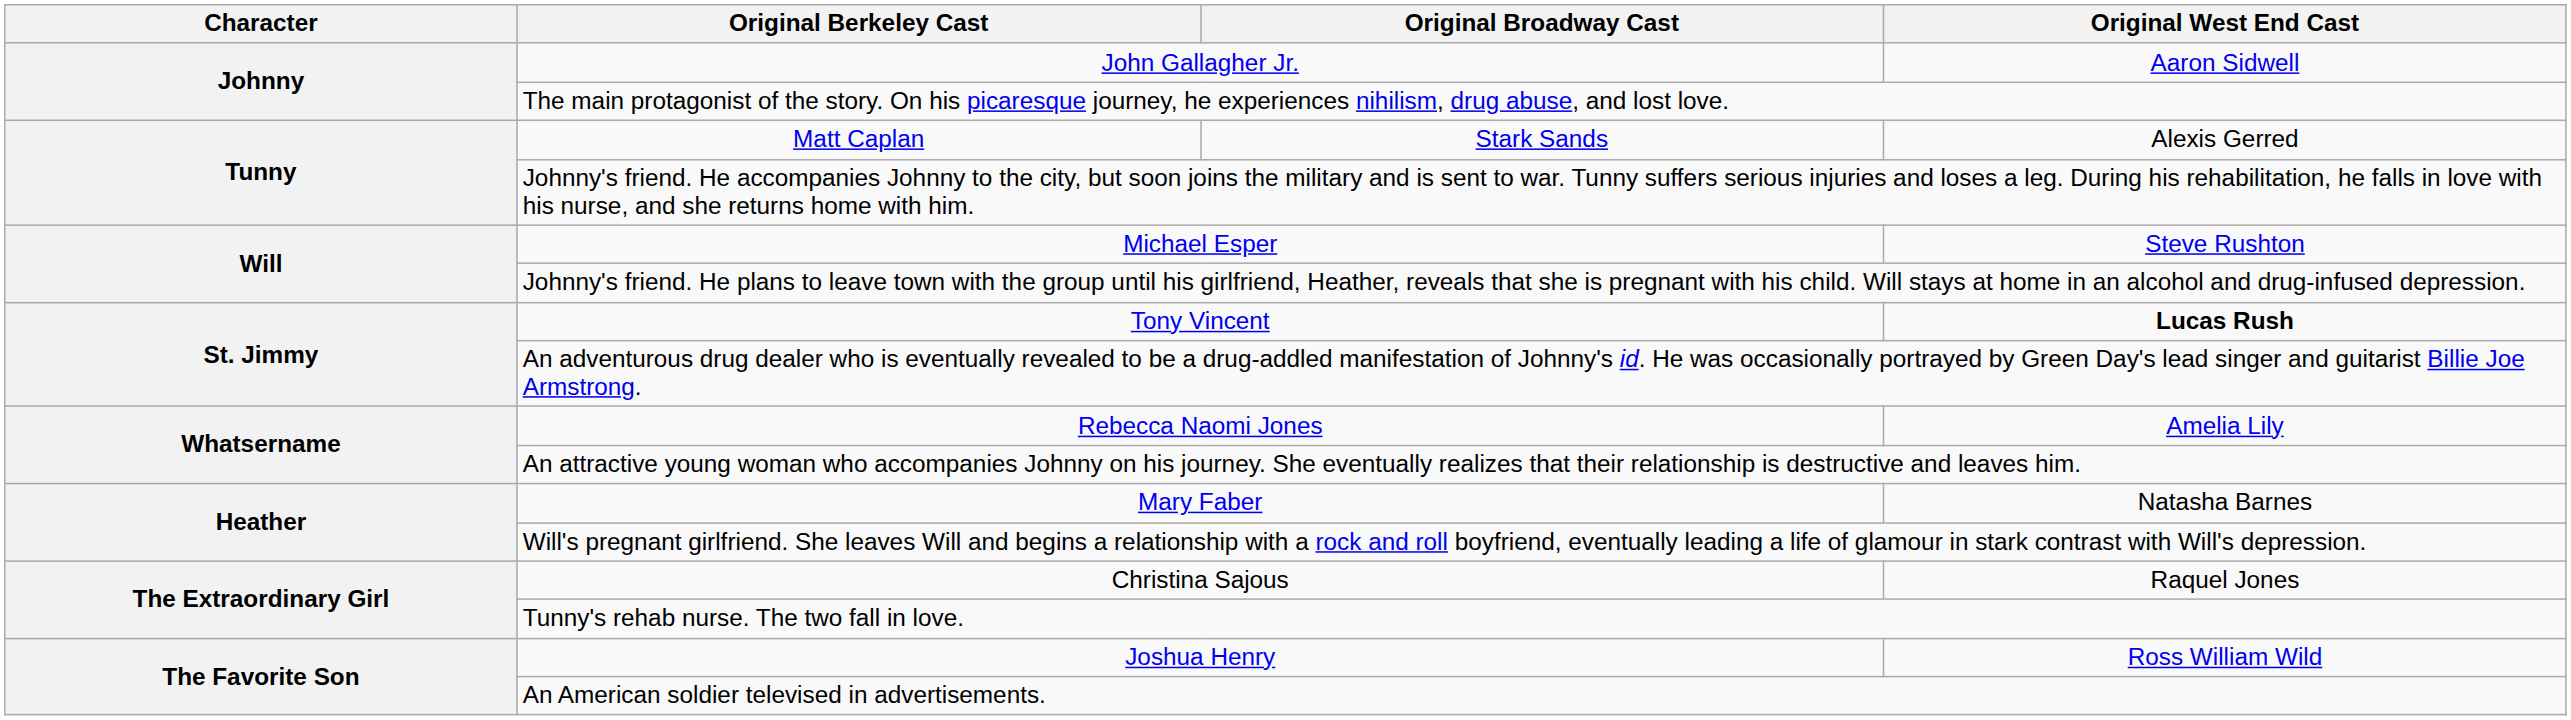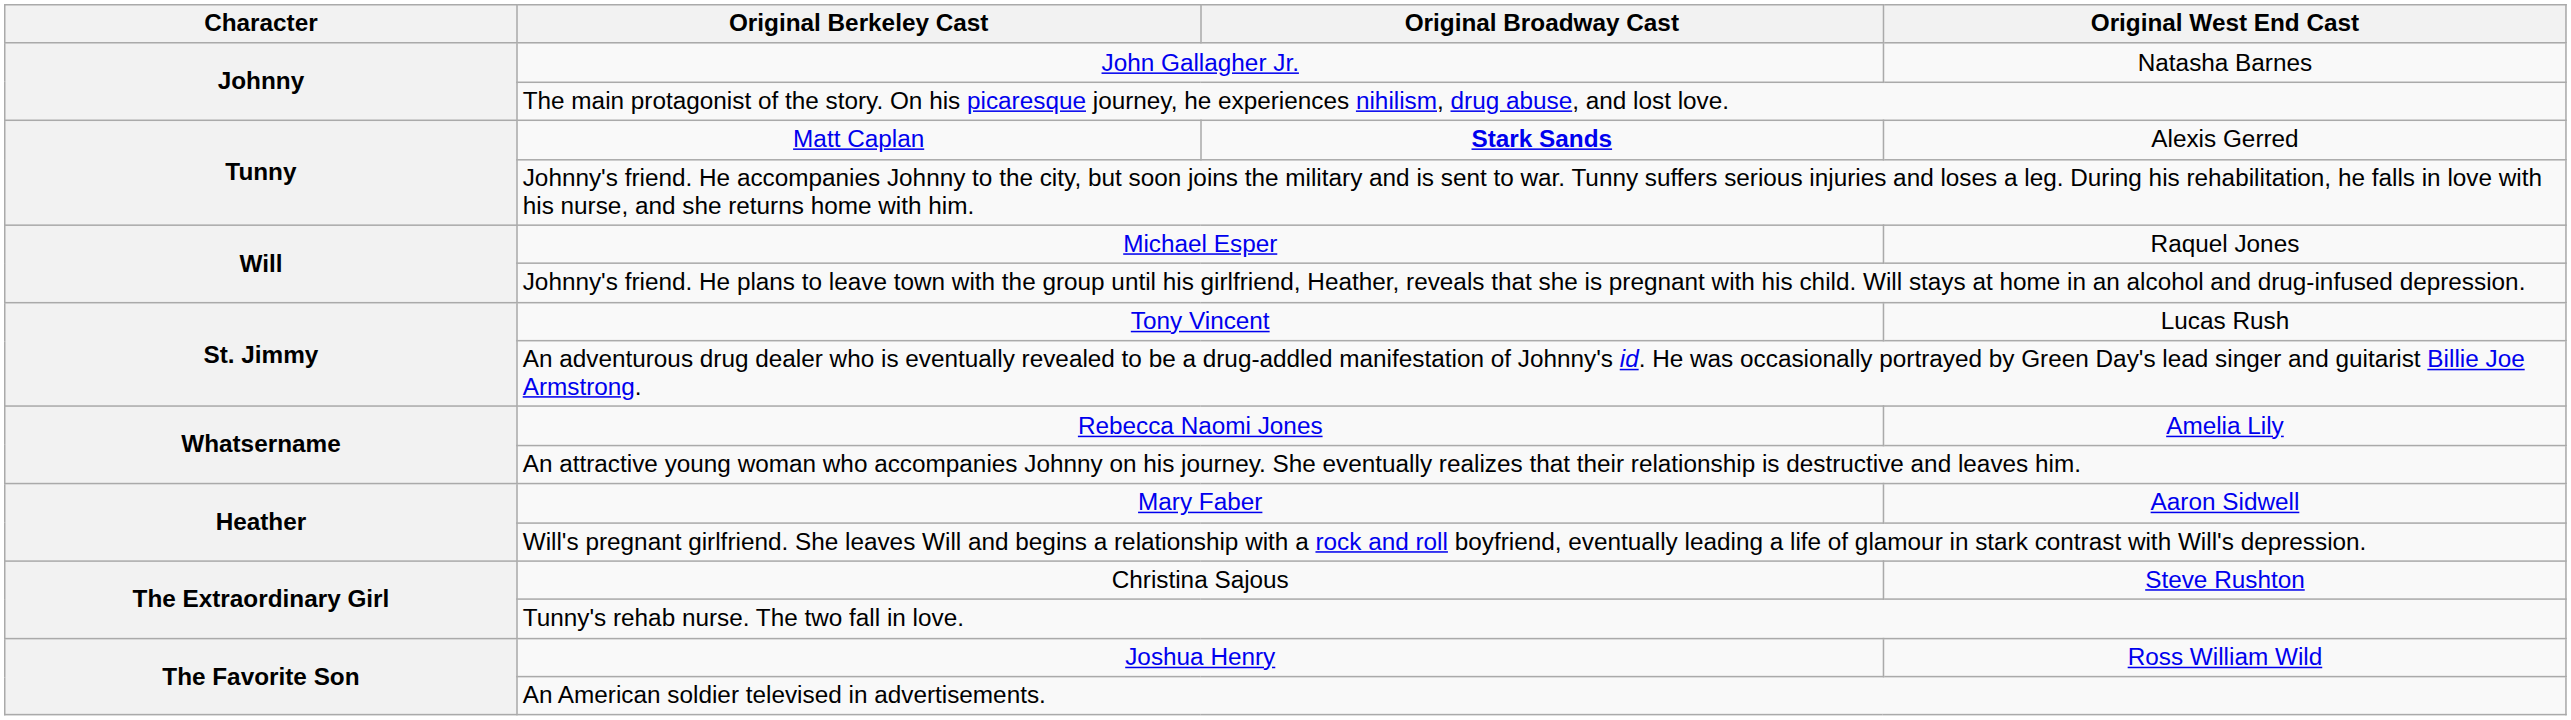(2225, 62) Aaron Sidwell -> (2225, 62) Natasha Barnes
(1542, 139) normal -> (1542, 139) bold
(2225, 243) Steve Rushton -> (2225, 243) Raquel Jones
(2225, 321) bold -> (2225, 321) normal
(2225, 502) Natasha Barnes -> (2225, 502) Aaron Sidwell
(2225, 579) Raquel Jones -> (2225, 579) Steve Rushton
